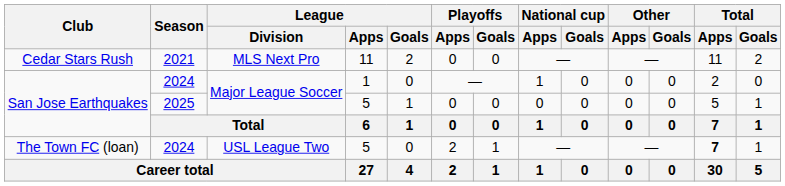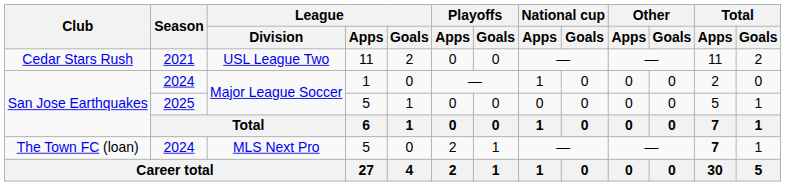(276, 59) MLS Next Pro -> (276, 59) USL League Two
(276, 147) USL League Two -> (276, 147) MLS Next Pro
